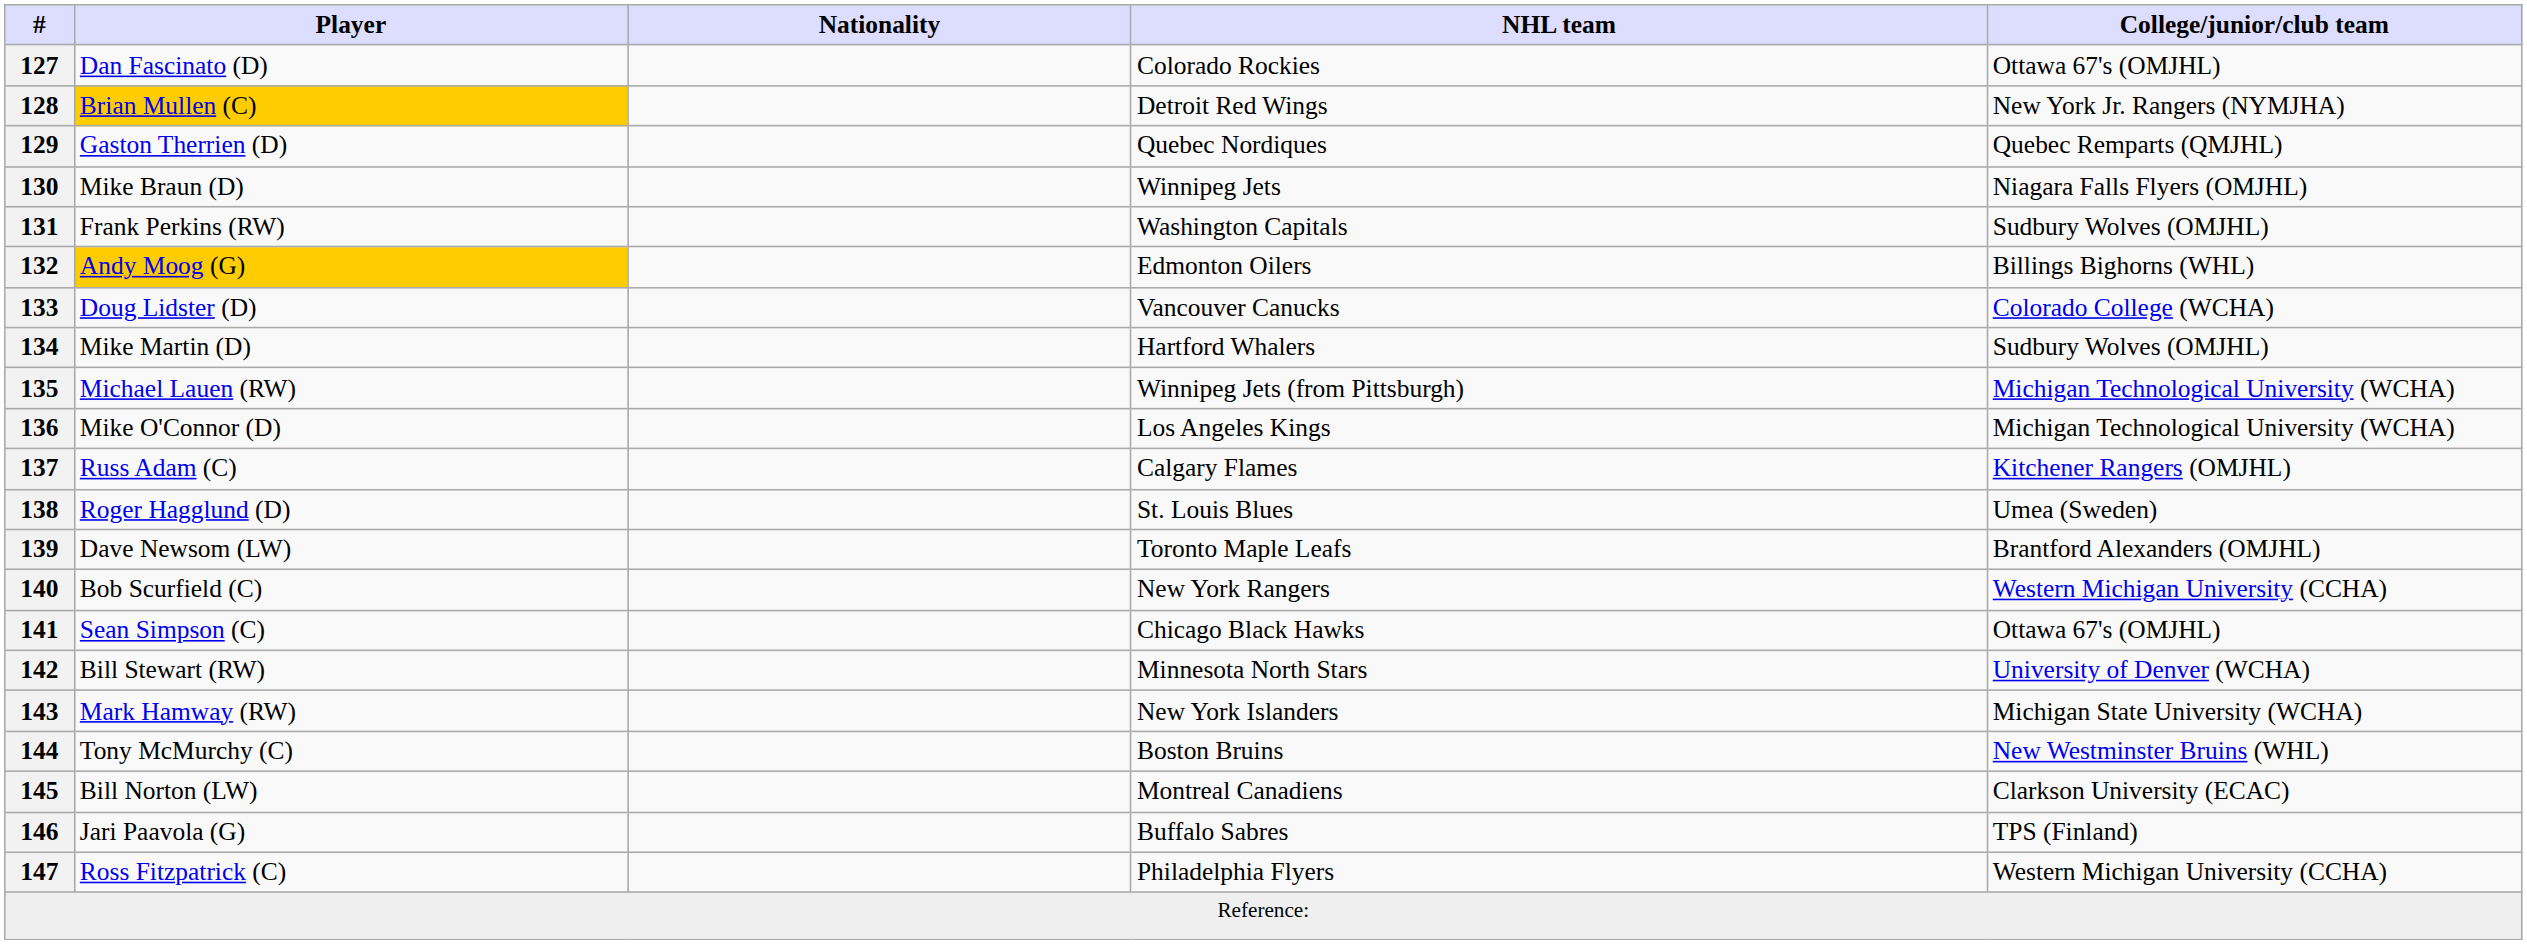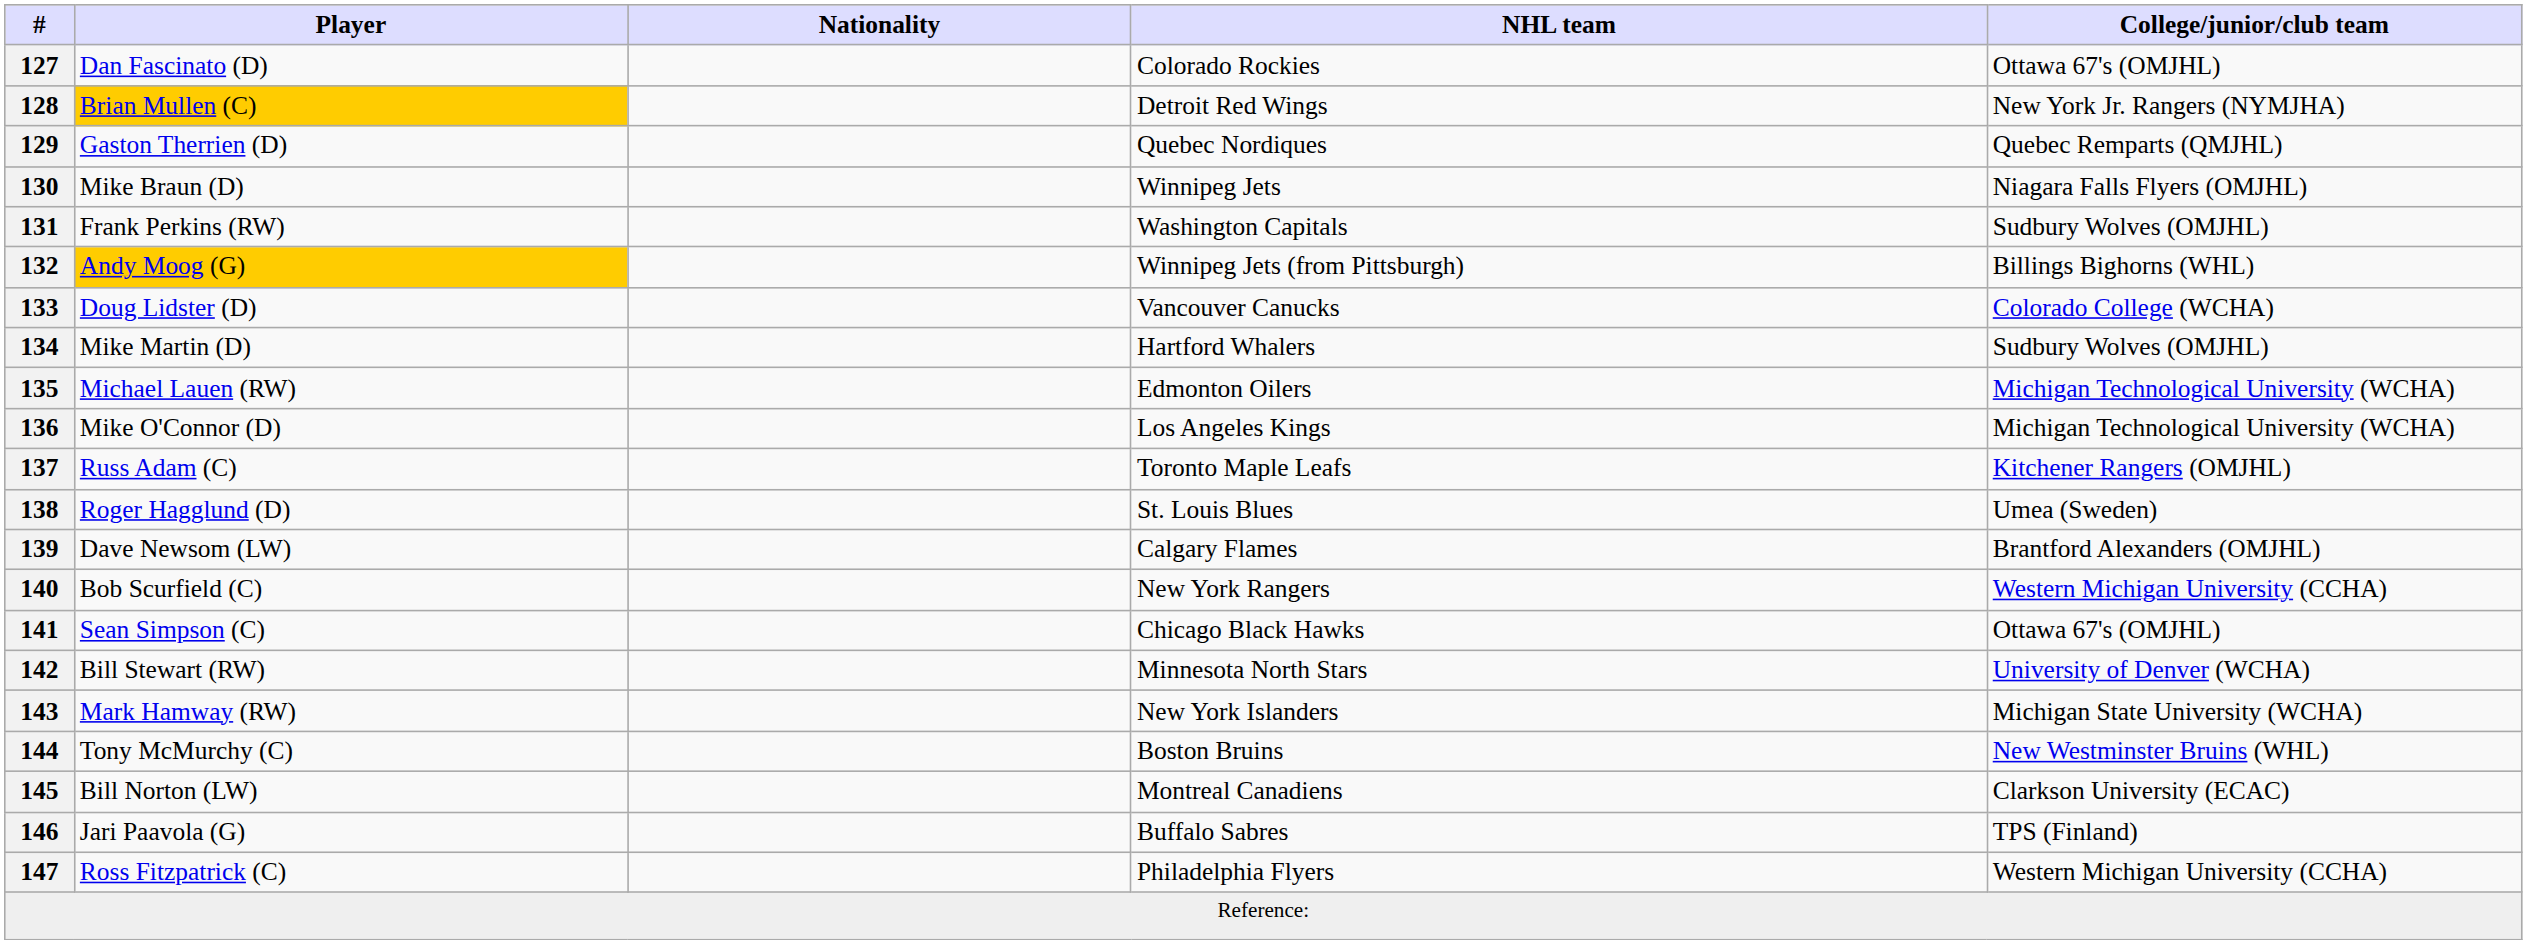(1224, 266) Edmonton Oilers -> (1301, 266) Winnipeg Jets (from Pittsburgh)
(1301, 387) Winnipeg Jets (from Pittsburgh) -> (1224, 387) Edmonton Oilers
(1217, 468) Calgary Flames -> (1244, 468) Toronto Maple Leafs
(1244, 549) Toronto Maple Leafs -> (1217, 549) Calgary Flames
